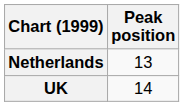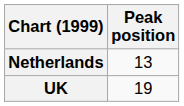(143, 88) 14 -> (143, 88) 19
